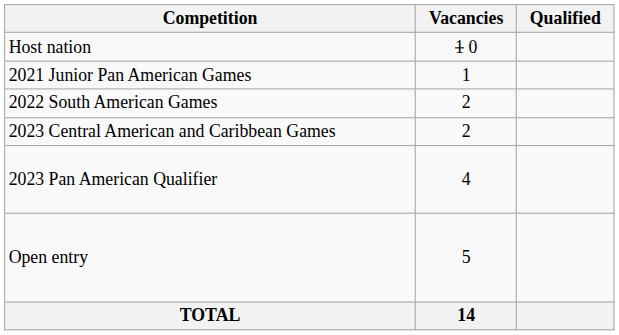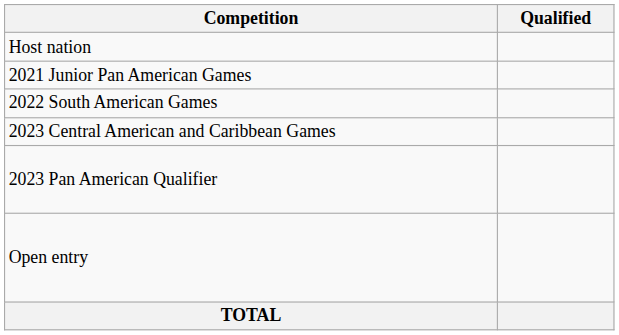- column: (466, 18)
